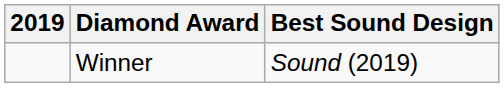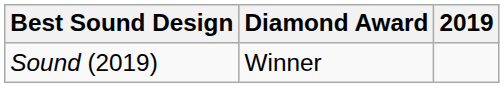columns swapped: (37, 23) <-> (382, 23)
